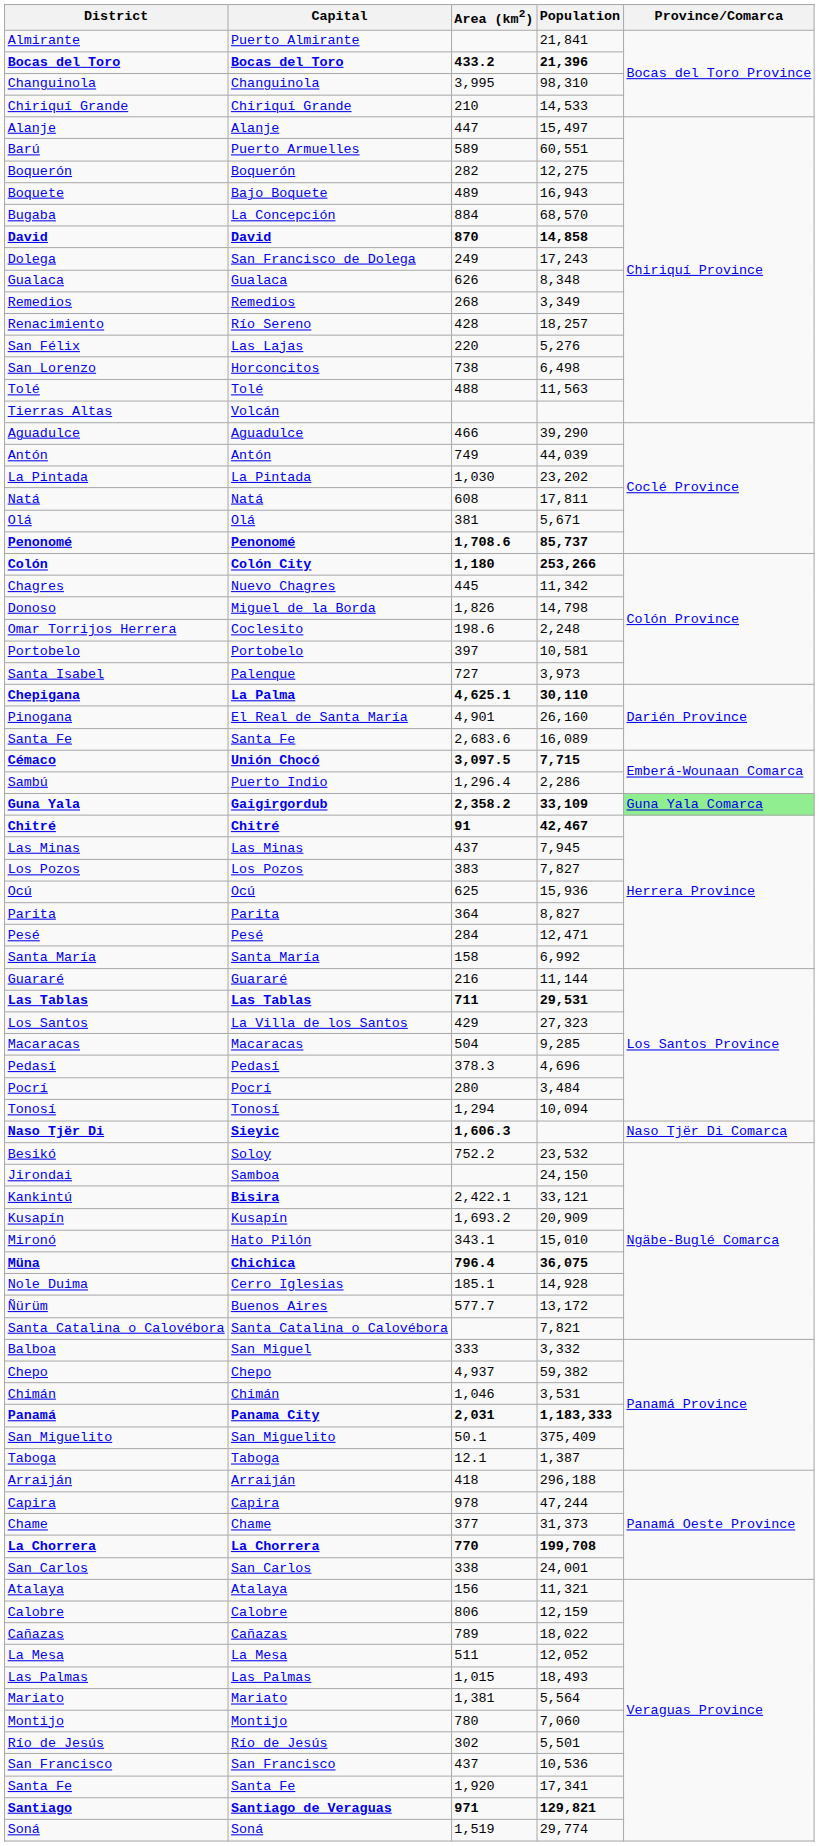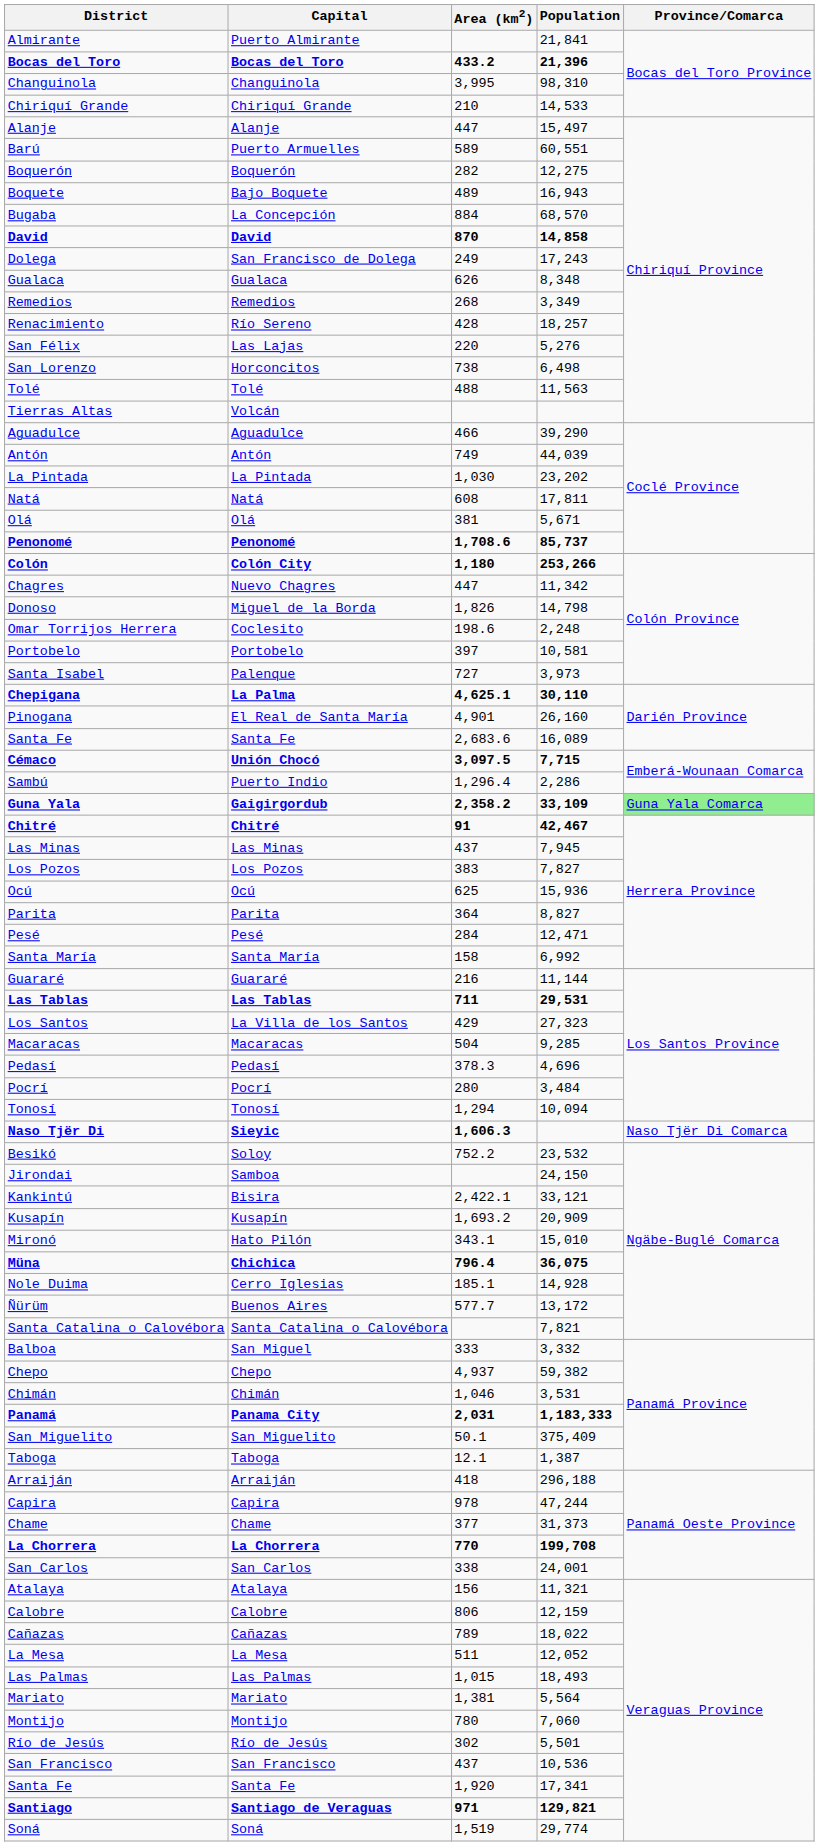(466, 586) 445 -> (466, 586) 447
(255, 1197) bold -> (255, 1197) normal
